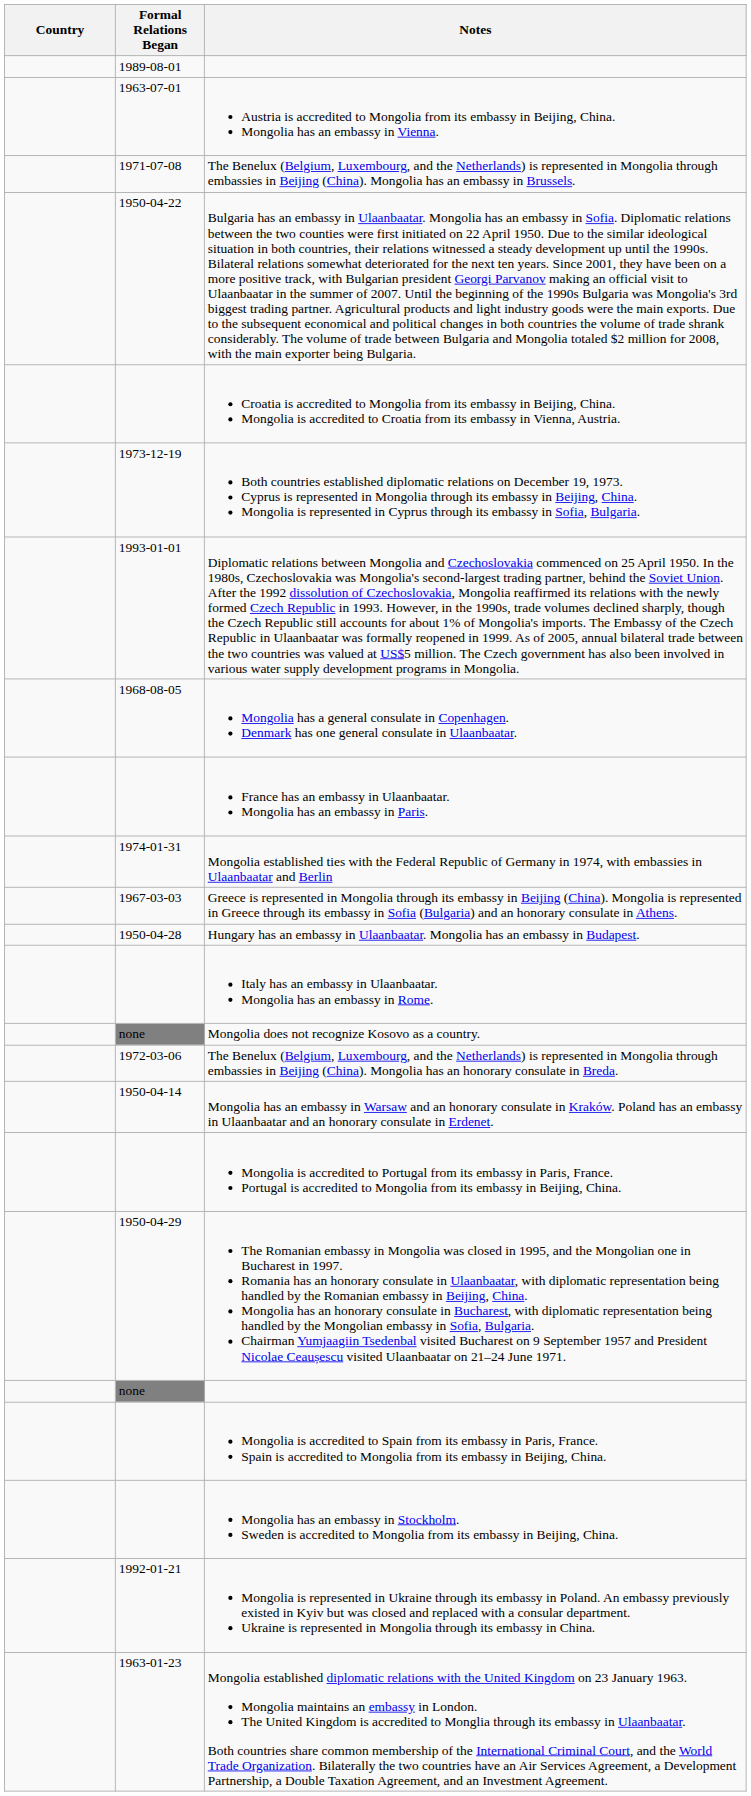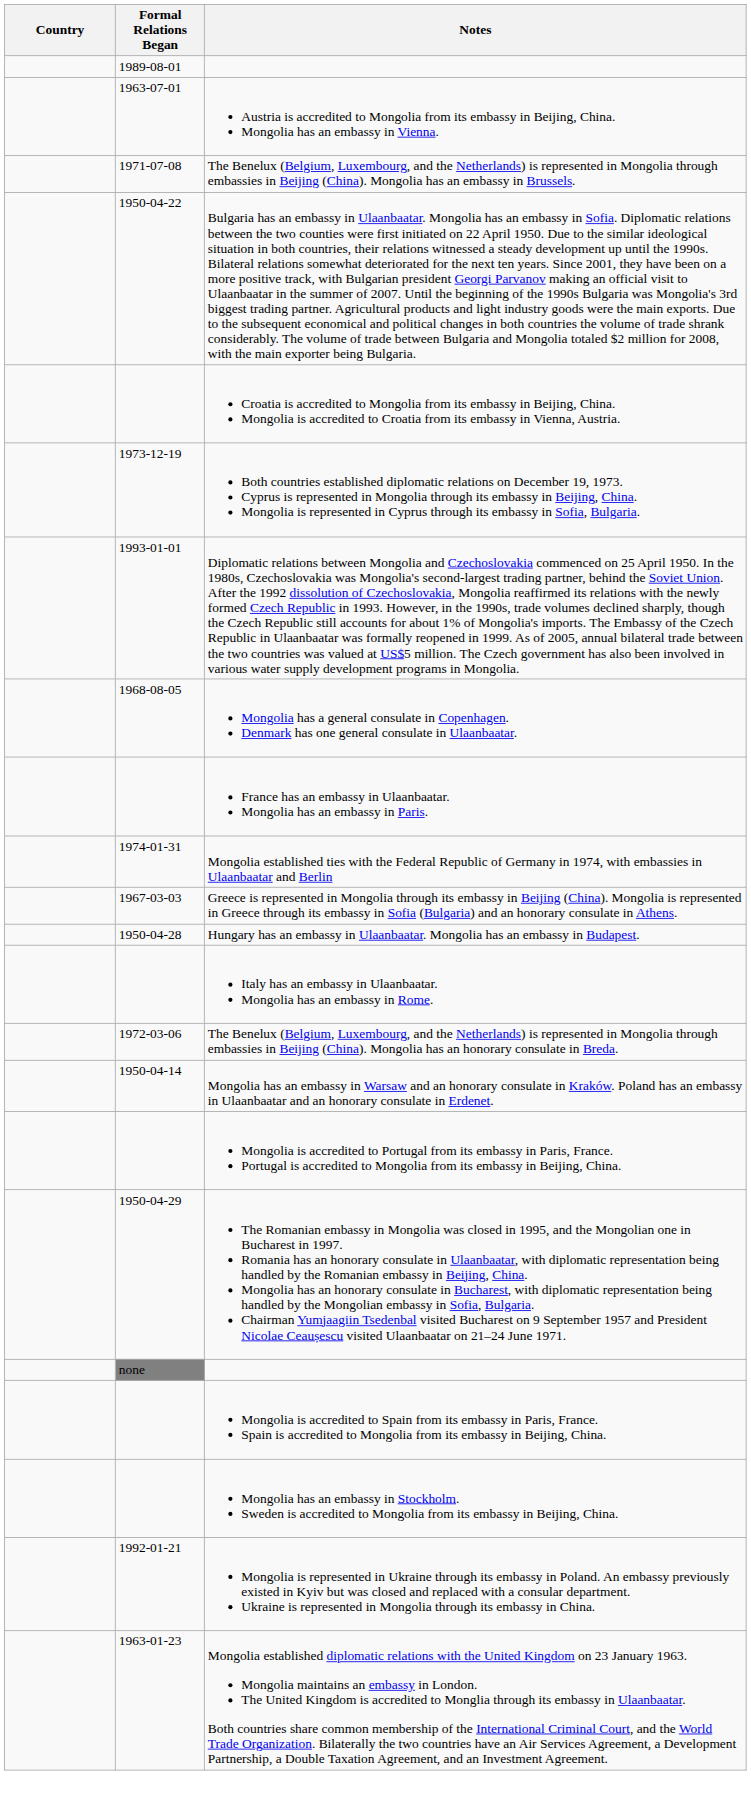- row: (132, 1034)
